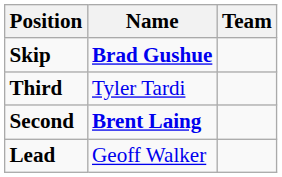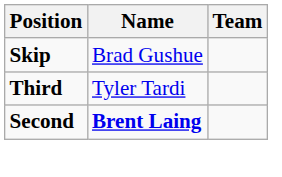(152, 54) bold -> (147, 54) normal
- row: (32, 155)
